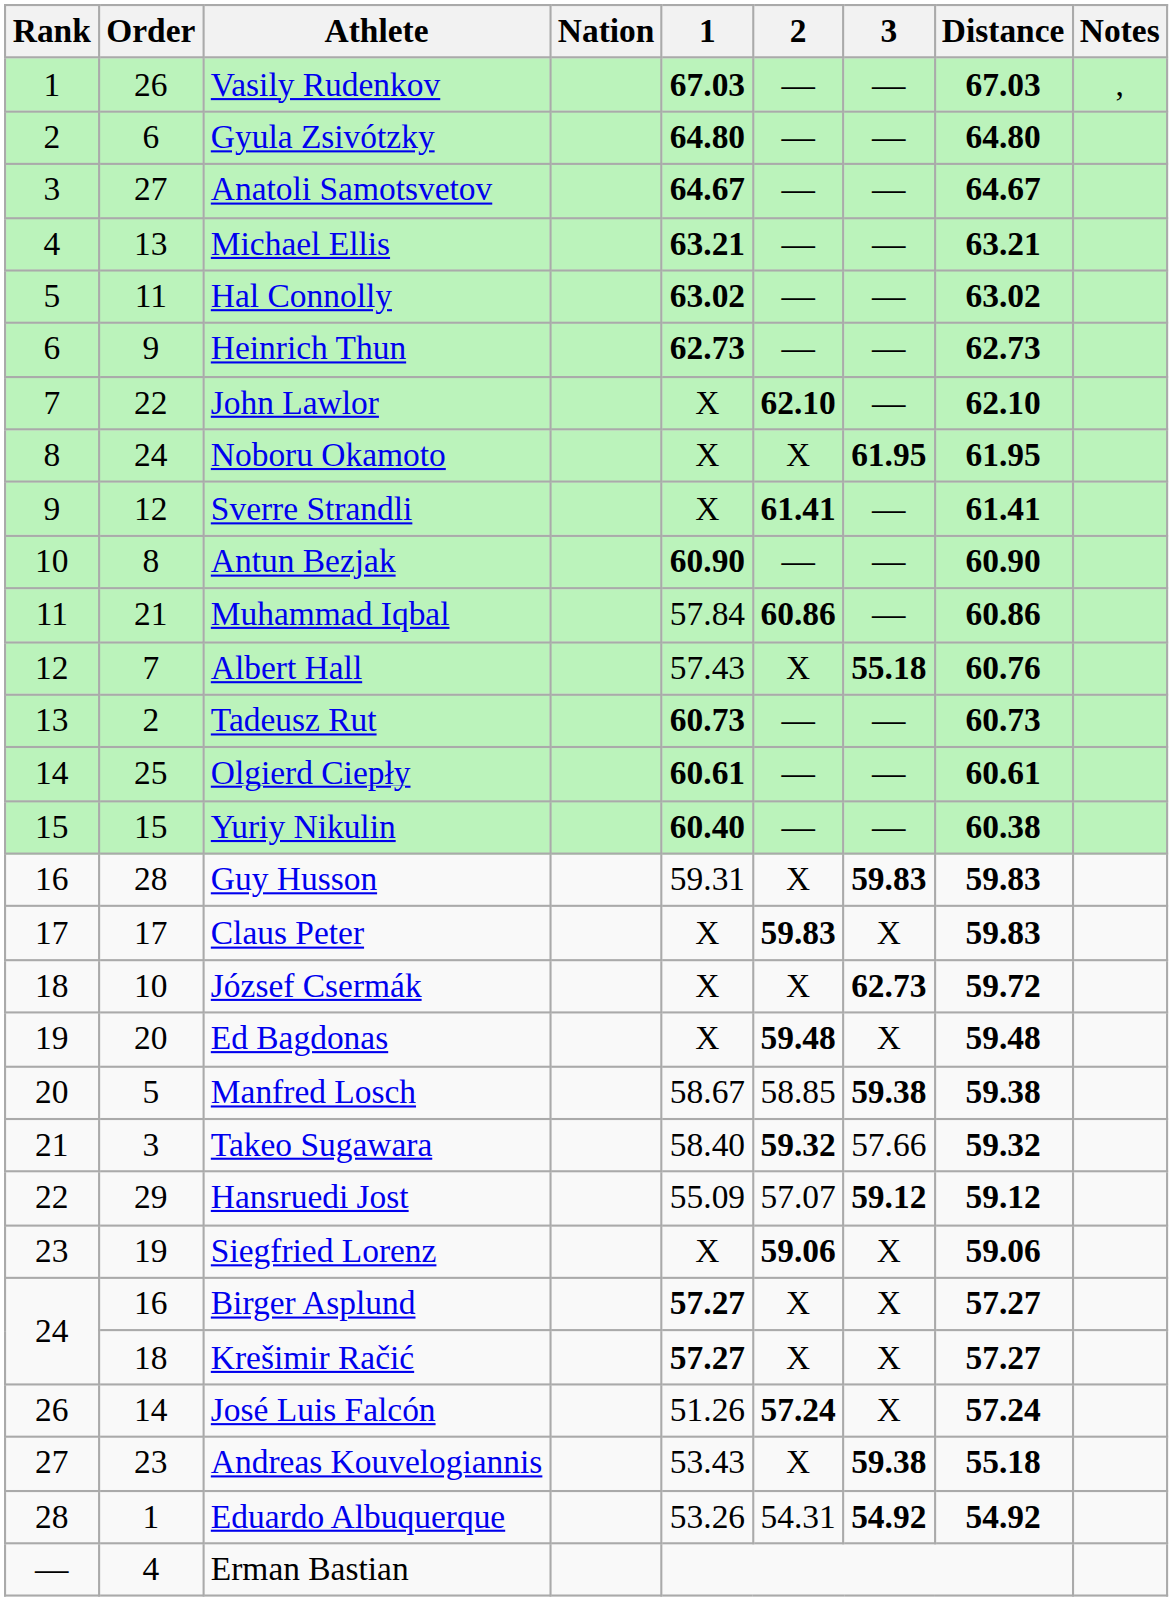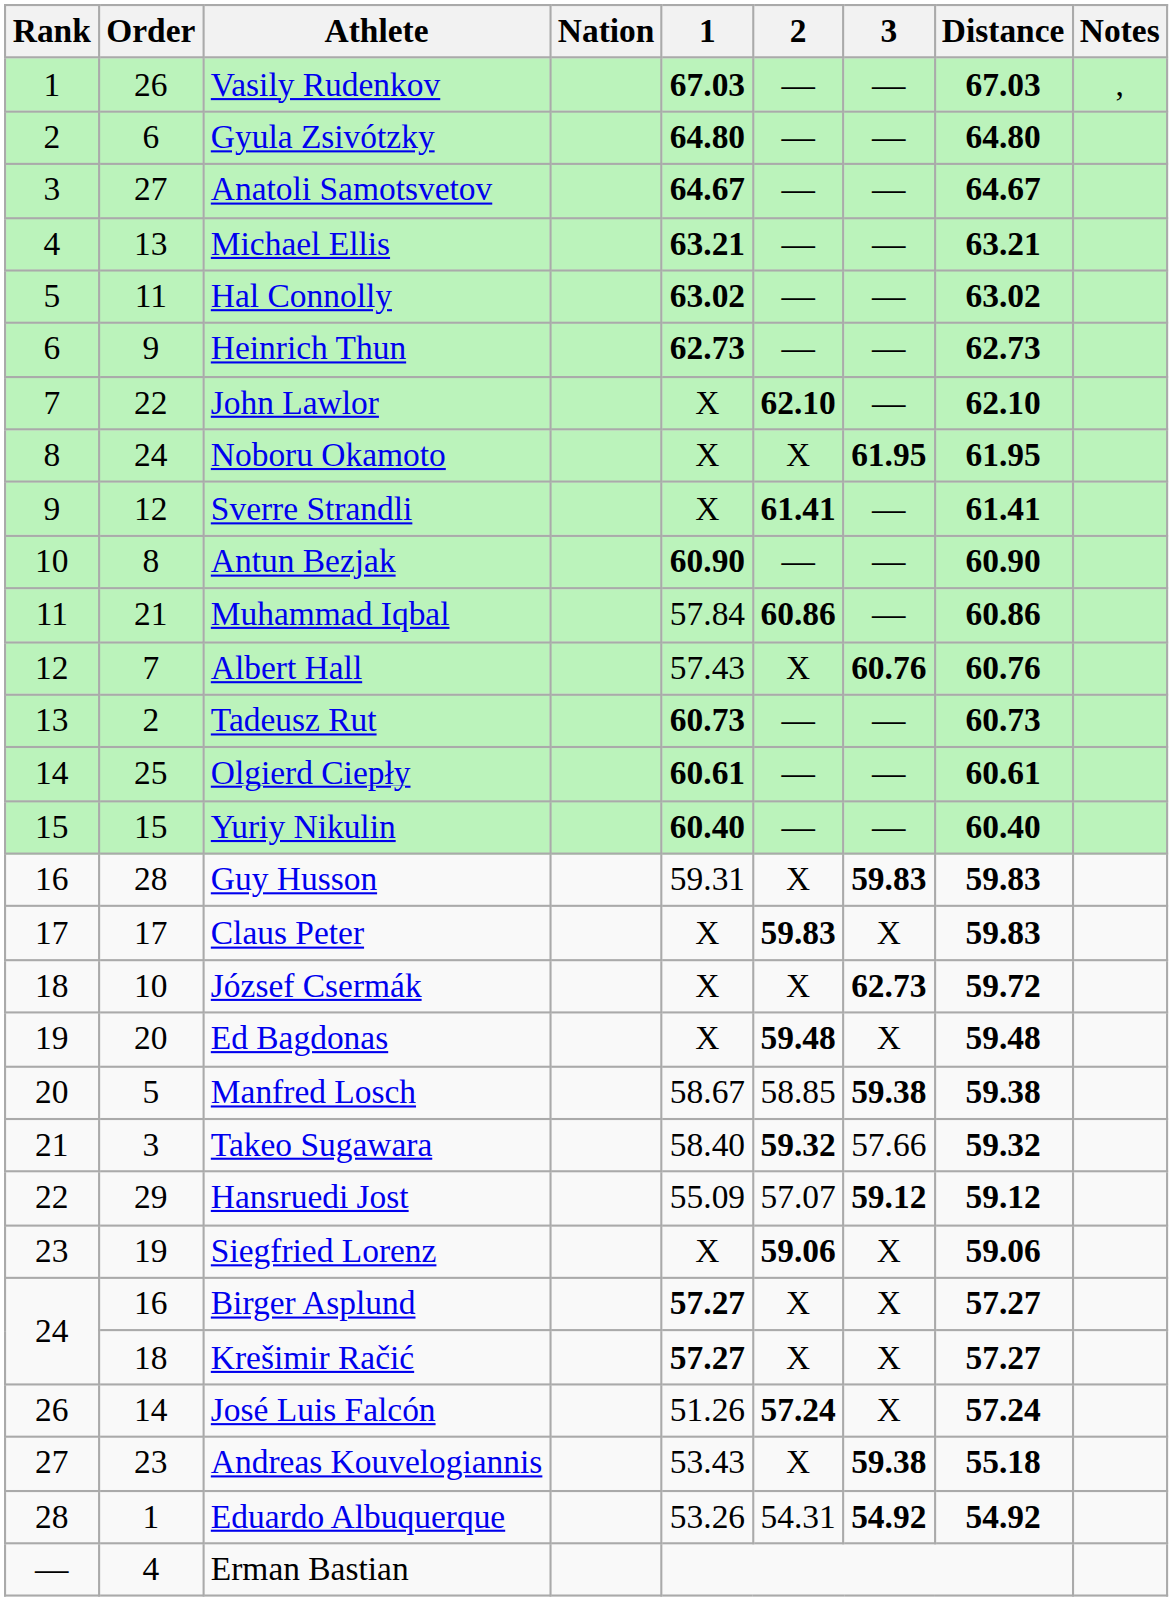(889, 667) 55.18 -> (889, 667) 60.76
(1003, 826) 60.38 -> (1003, 826) 60.40
